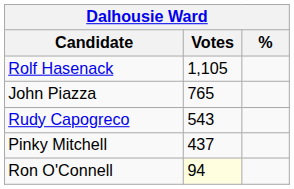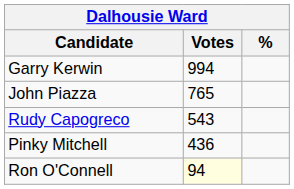- row: (61, 68)
+ row: (55, 68)
(201, 145) 437 -> (201, 145) 436
